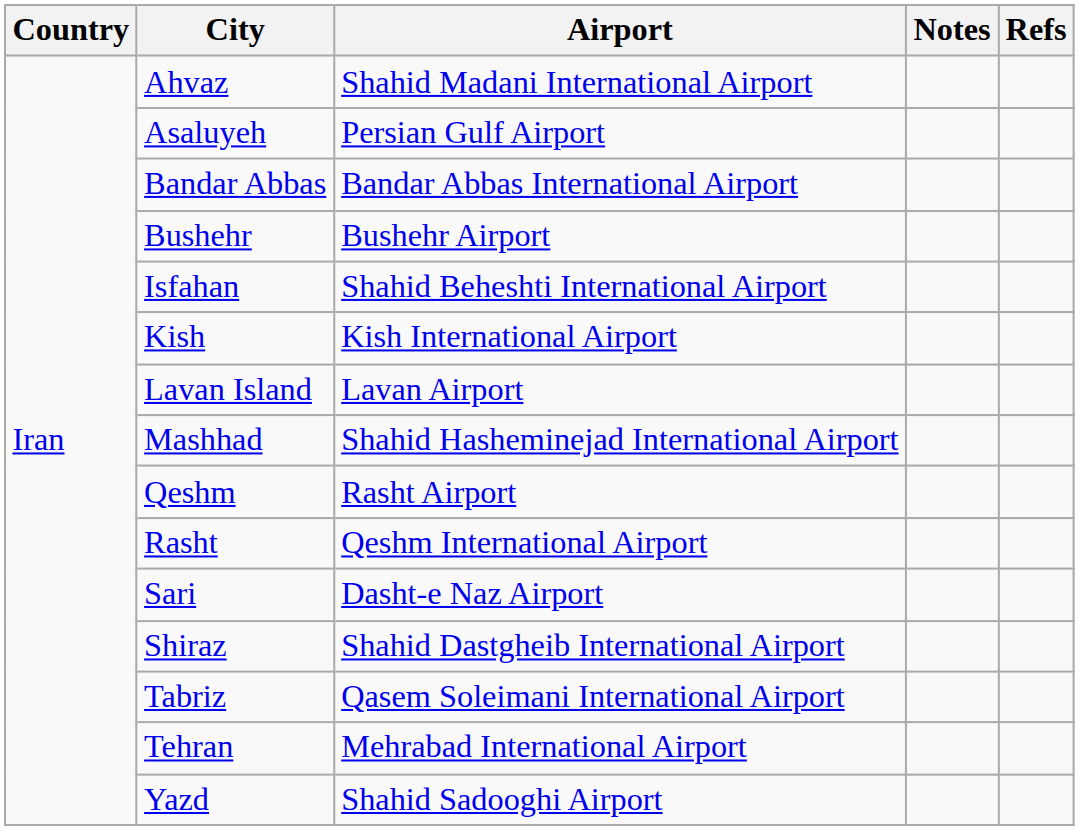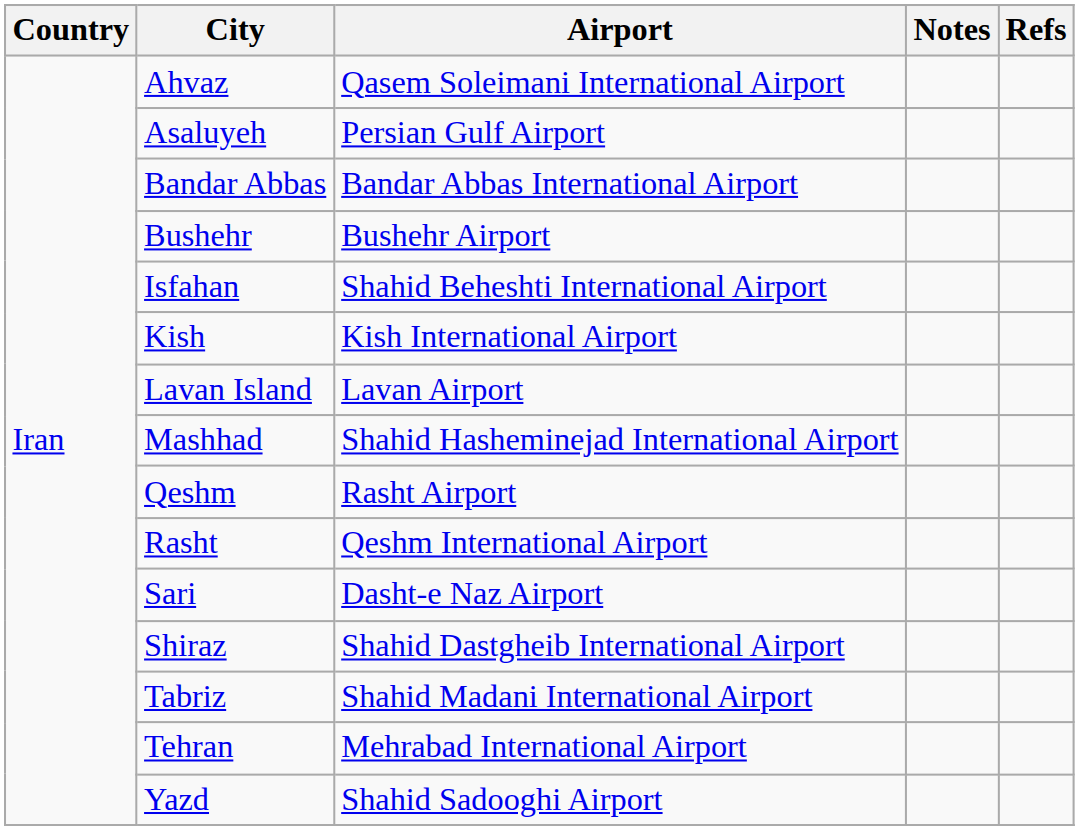(577, 81) Shahid Madani International Airport -> (593, 81) Qasem Soleimani International Airport
(593, 696) Qasem Soleimani International Airport -> (577, 696) Shahid Madani International Airport
